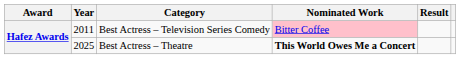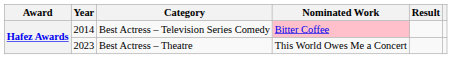(84, 29) 2011 -> (84, 29) 2014
(84, 45) 2025 -> (84, 45) 2023
(345, 45) bold -> (341, 45) normal
